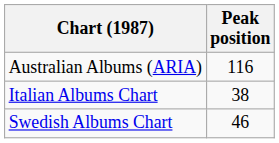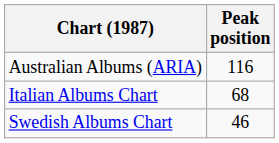(240, 94) 38 -> (240, 94) 68
